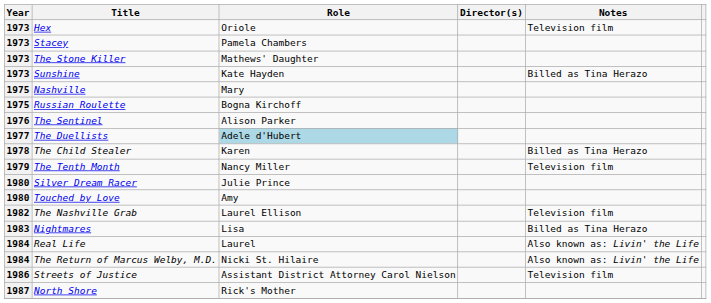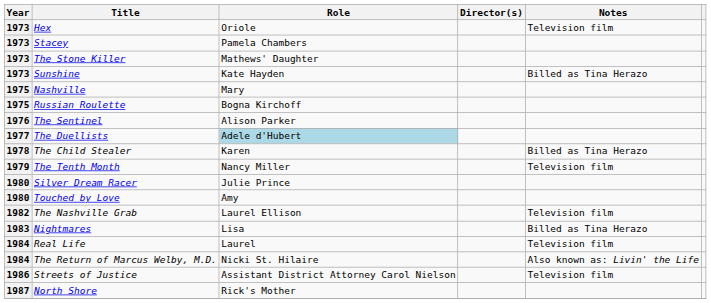(613, 244) Also known as: Livin' the Life -> (570, 244) Television film
